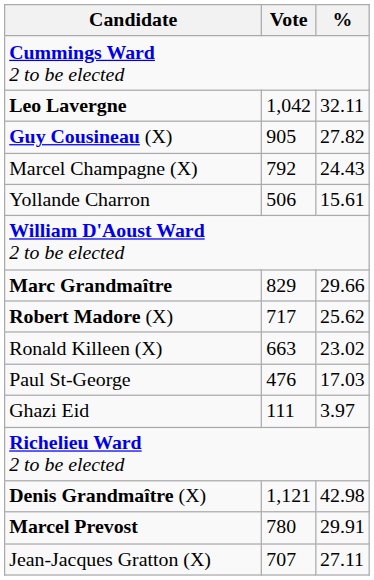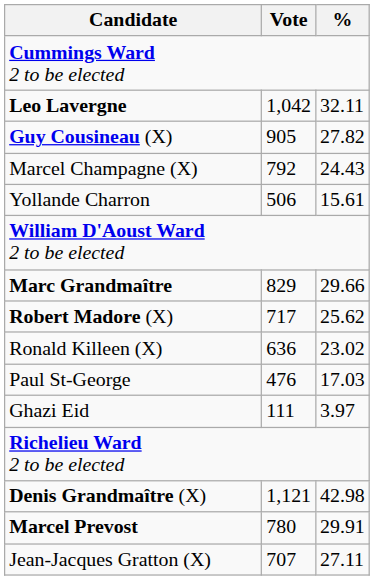(281, 348) 663 -> (281, 348) 636
